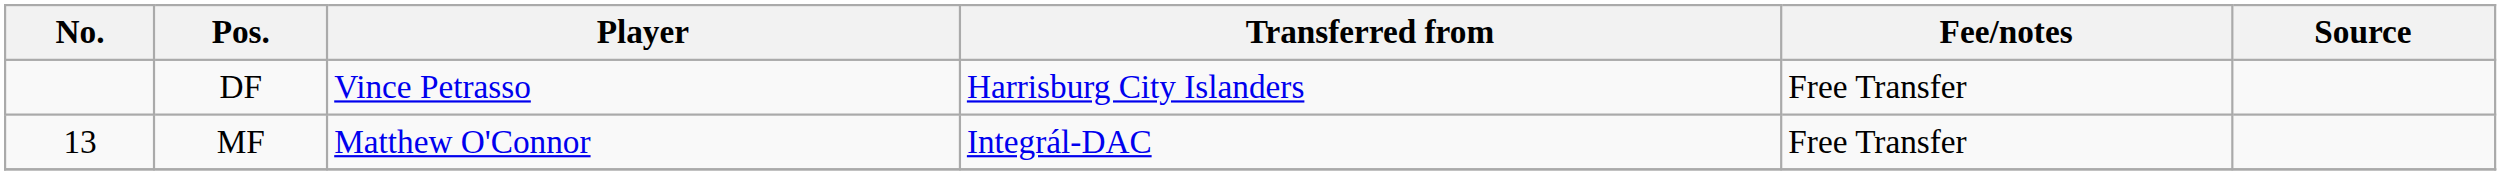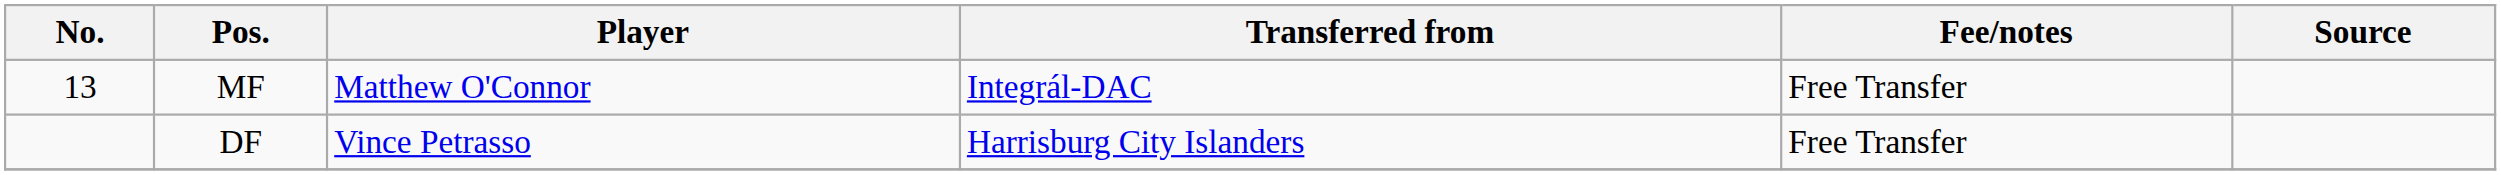rows swapped: (241, 141) <-> (241, 87)
